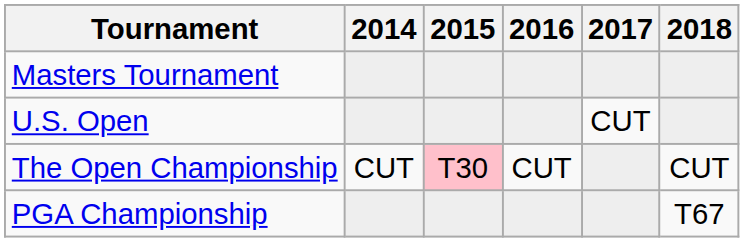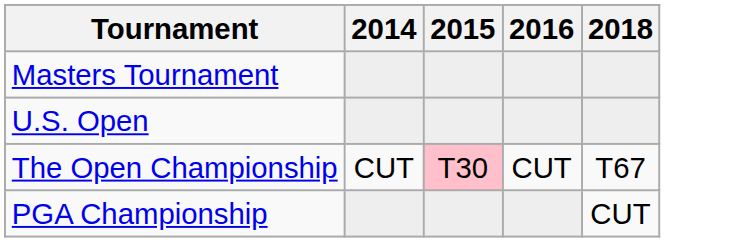- column: (620, 28)
(699, 168) CUT -> (620, 168) T67
(699, 214) T67 -> (620, 214) CUT
